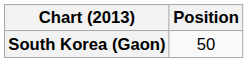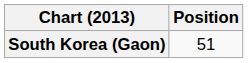(206, 44) 50 -> (206, 44) 51
